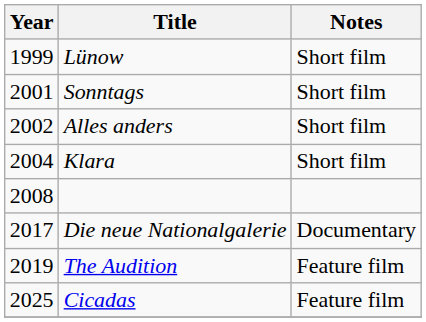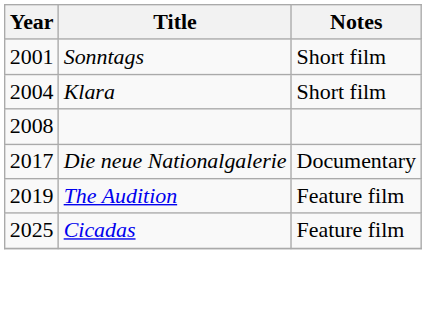- row: (32, 56)
- row: (32, 126)
